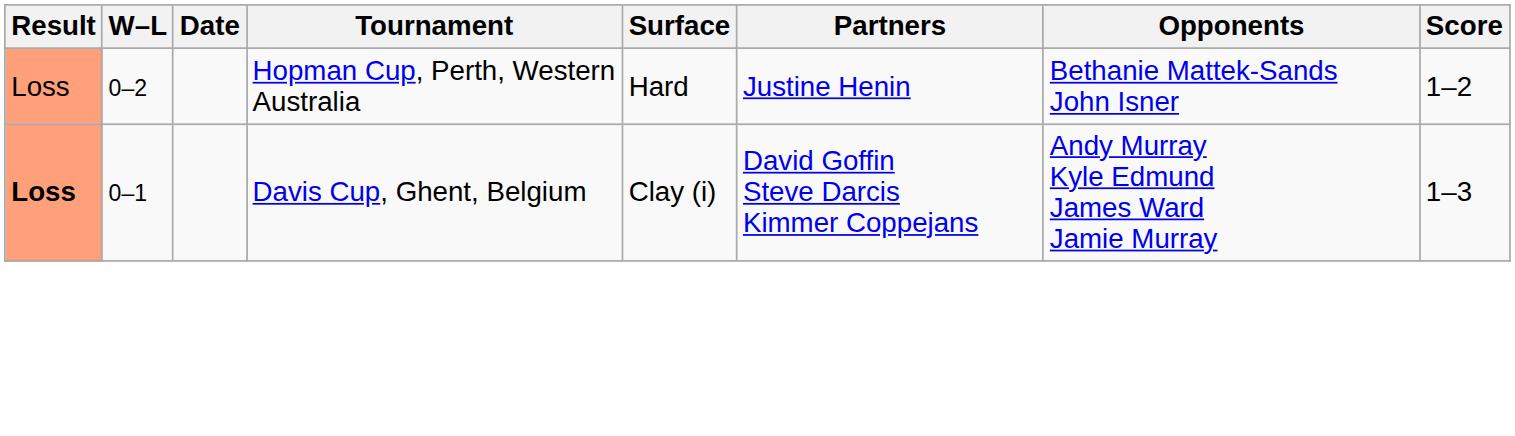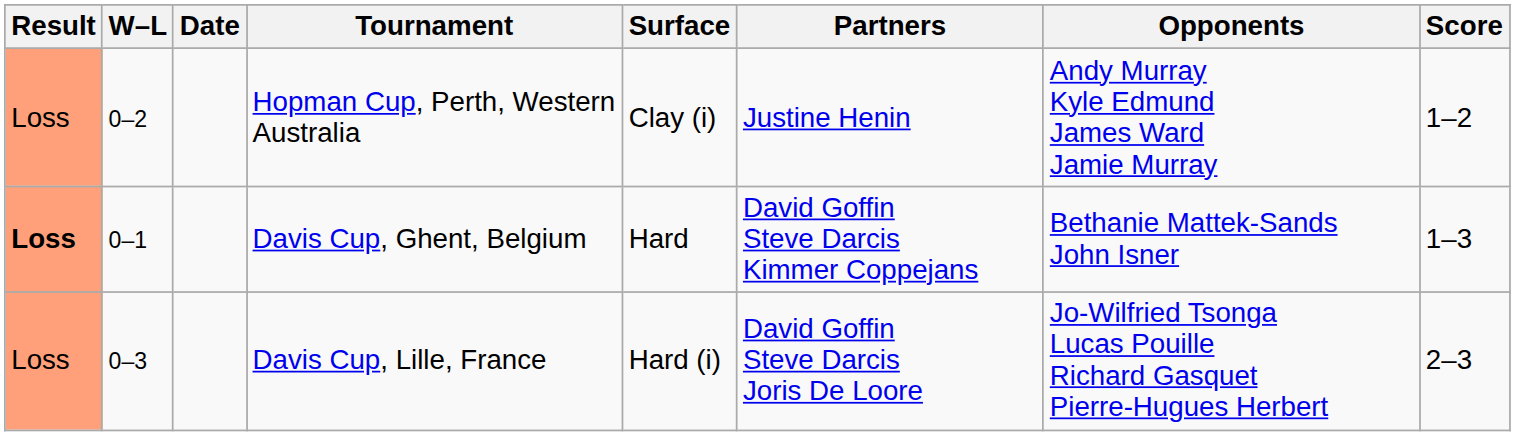(659, 85) Hard -> (672, 117) Clay (i)
(1194, 85) Bethanie Mattek-Sands John Isner -> (1134, 117) Andy Murray Kyle Edmund James Ward Jamie Murray
(672, 192) Clay (i) -> (659, 238) Hard
(1134, 192) Andy Murray Kyle Edmund James Ward Jamie Murray -> (1194, 238) Bethanie Mattek-Sands John Isner
+ row: (400, 360)
